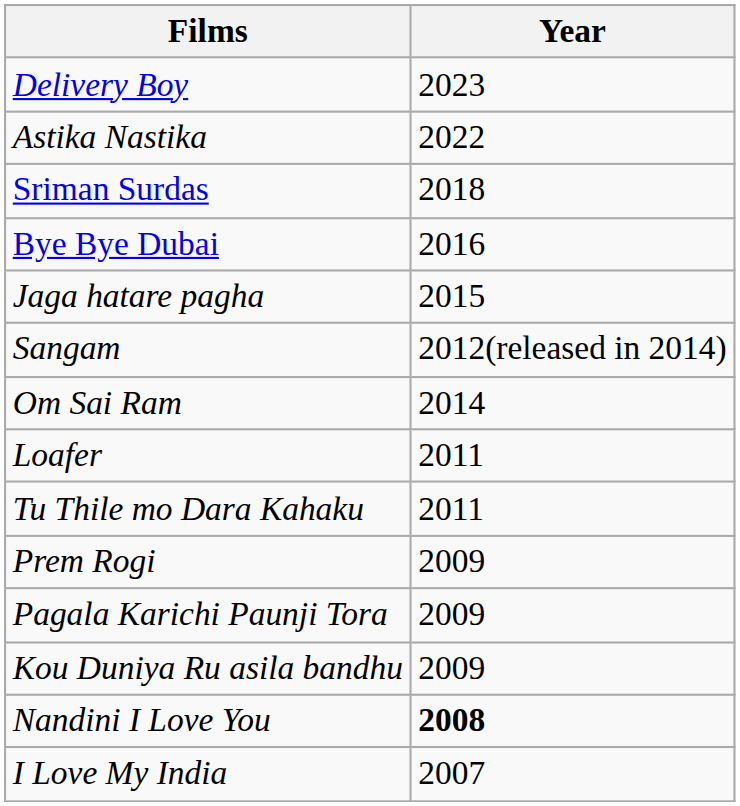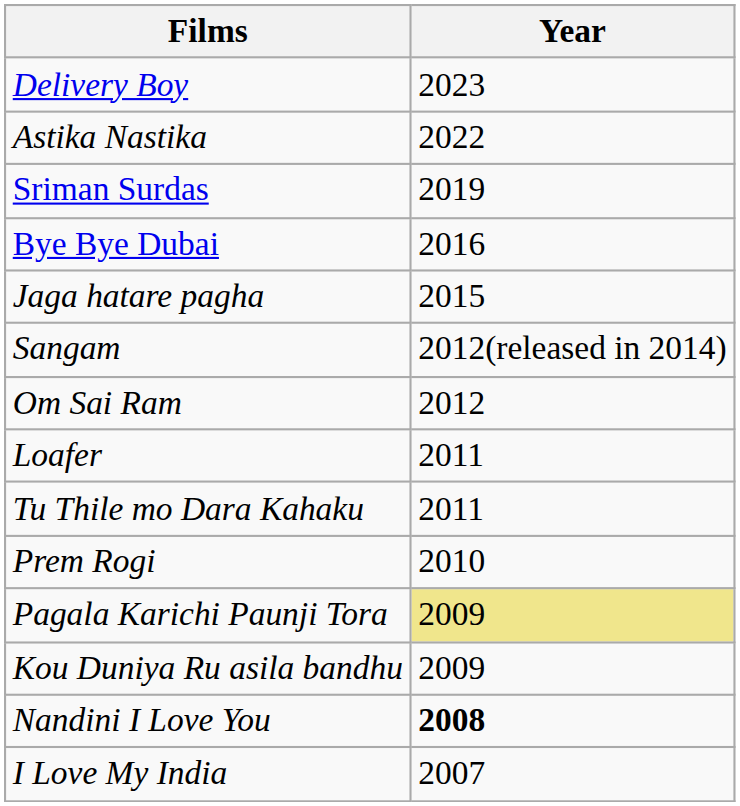(452, 190) 2018 -> (452, 190) 2019
(452, 402) 2014 -> (452, 402) 2012
(452, 561) 2009 -> (452, 561) 2010
(452, 614) no background -> (452, 614) khaki background
